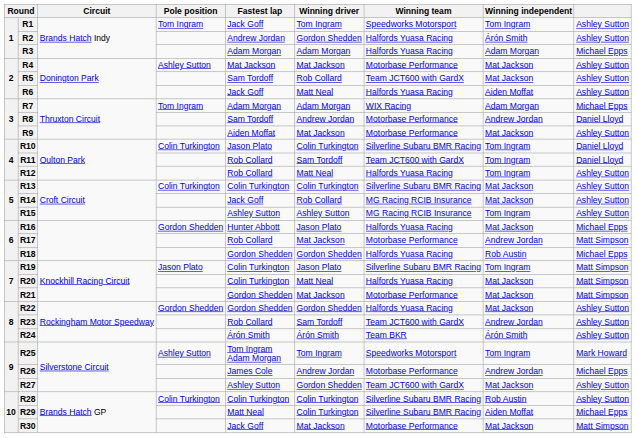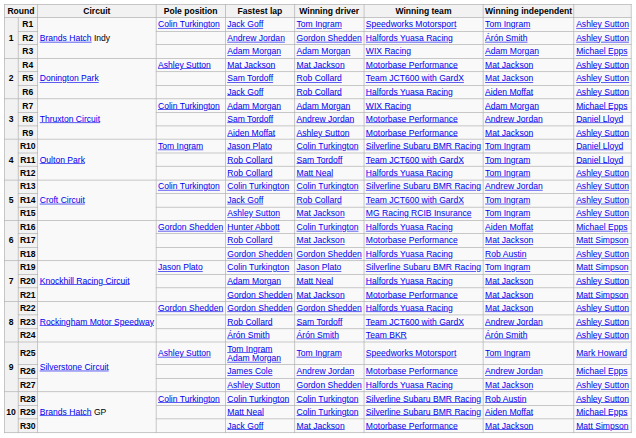(181, 24) Tom Ingram -> (189, 24) Colin Turkington
(409, 51) Halfords Yuasa Racing -> (388, 51) WIX Racing
(315, 92) Matt Neal -> (319, 92) Rob Collard
(181, 105) Tom Ingram -> (189, 105) Colin Turkington
(321, 132) Mat Jackson -> (323, 132) Ashley Sutton
(189, 146) Colin Turkington -> (181, 146) Tom Ingram
(509, 186) Mat Jackson -> (514, 186) Andrew Jordan
(419, 200) MG Racing RCIB Insurance -> (415, 200) Team JCT600 with GardX
(509, 200) Mat Jackson -> (508, 200) Tom Ingram
(323, 213) Ashley Sutton -> (321, 213) Mat Jackson
(319, 227) Jason Plato -> (328, 227) Colin Turkington
(509, 227) Mat Jackson -> (509, 227) Aiden Moffat
(514, 240) Andrew Jordan -> (509, 240) Mat Jackson
(602, 254) Michael Epps -> (603, 254) Ashley Sutton
(258, 281) Colin Turkington -> (254, 281) Adam Morgan
(602, 281) Matt Simpson -> (603, 281) Ashley Sutton
(415, 385) Team JCT600 with GardX -> (409, 385) Halfords Yuasa Racing
